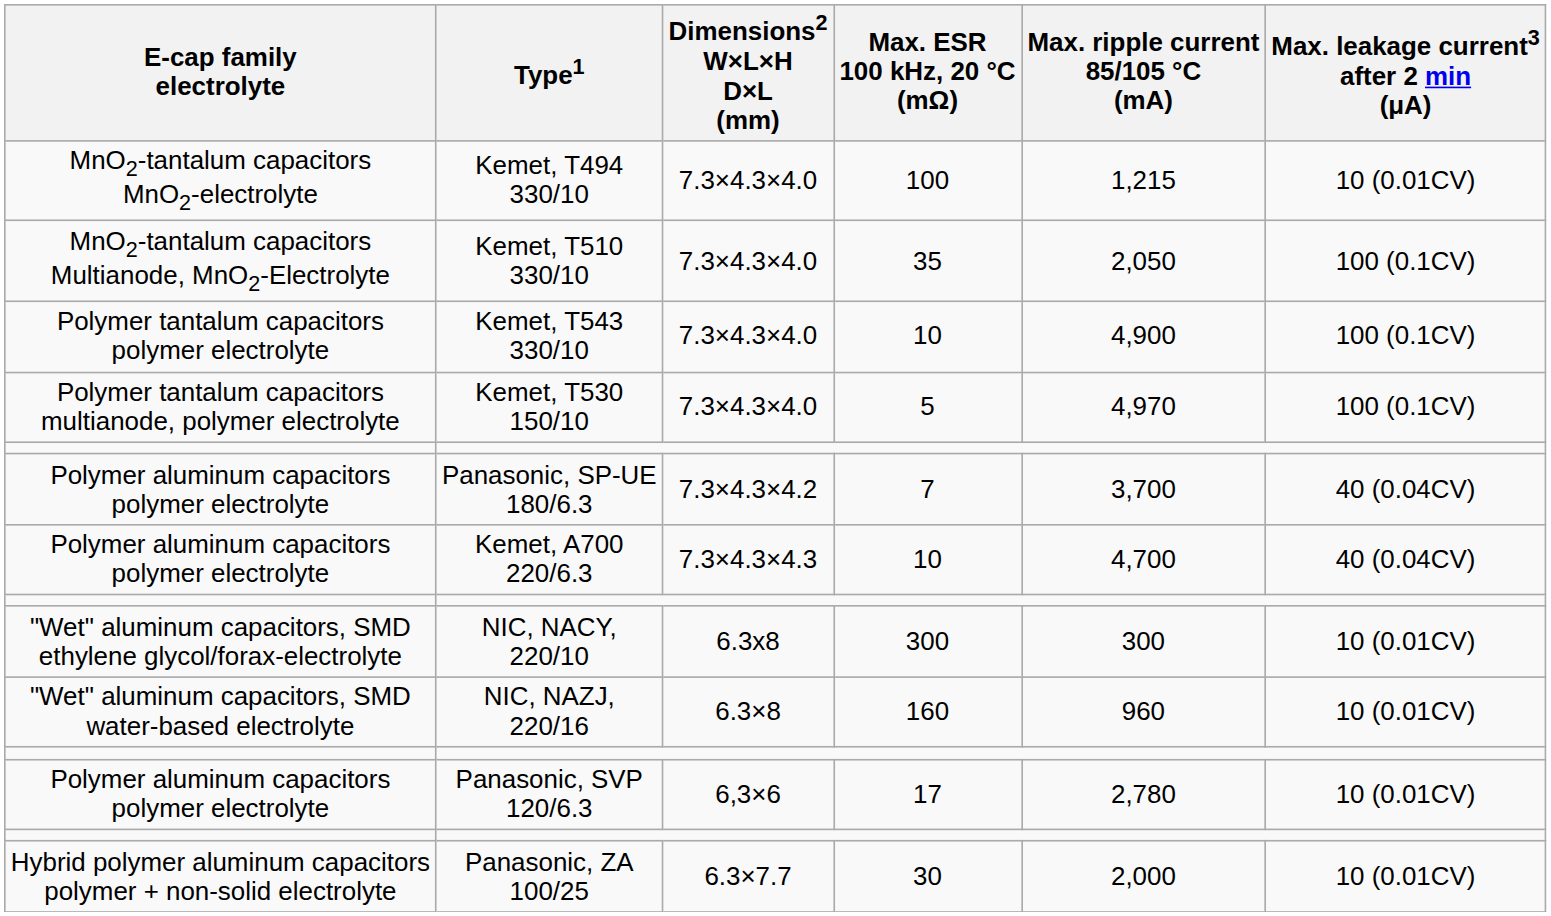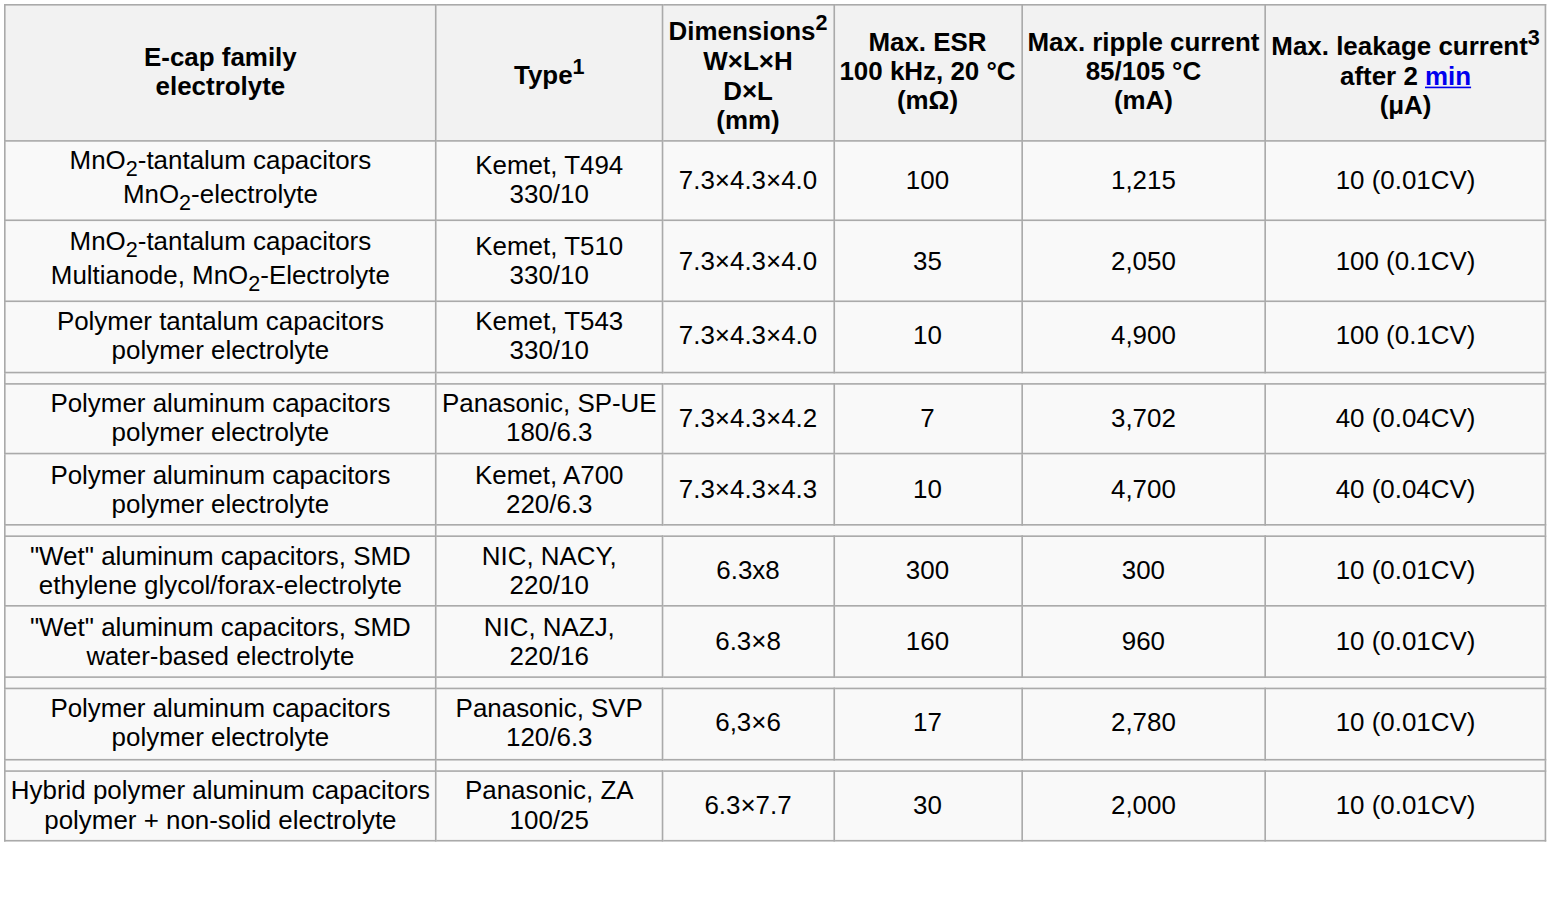- row: (549, 406)
(1143, 488) 3,700 -> (1143, 418) 3,702
